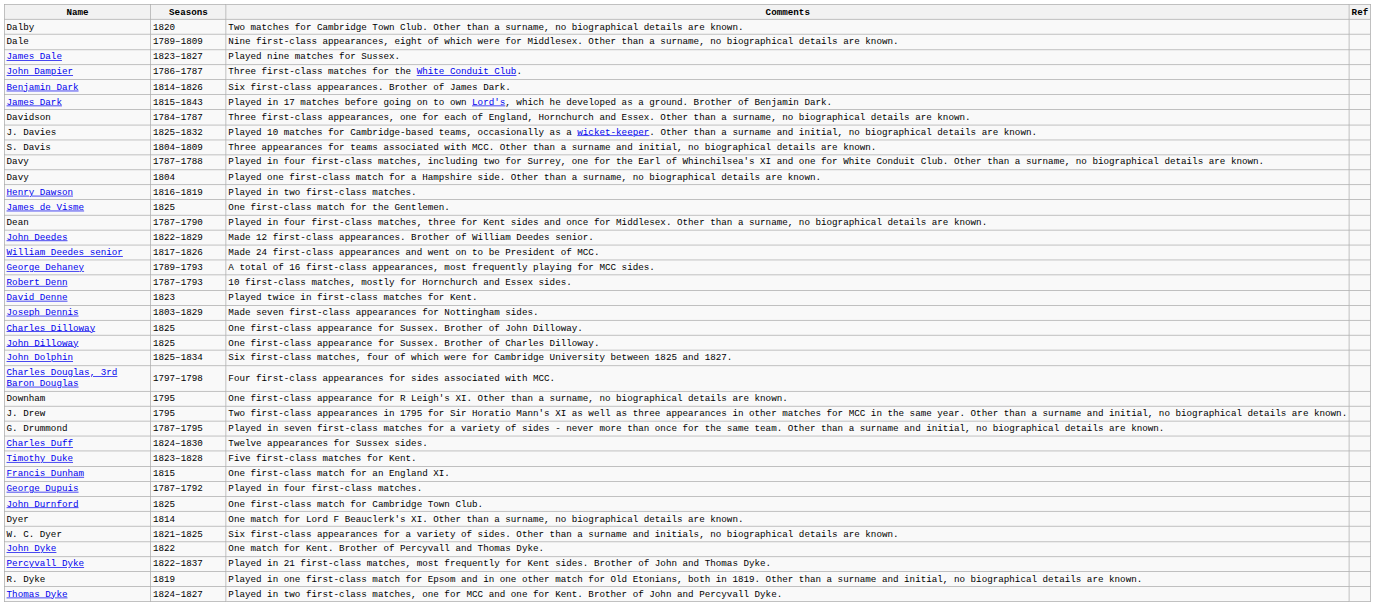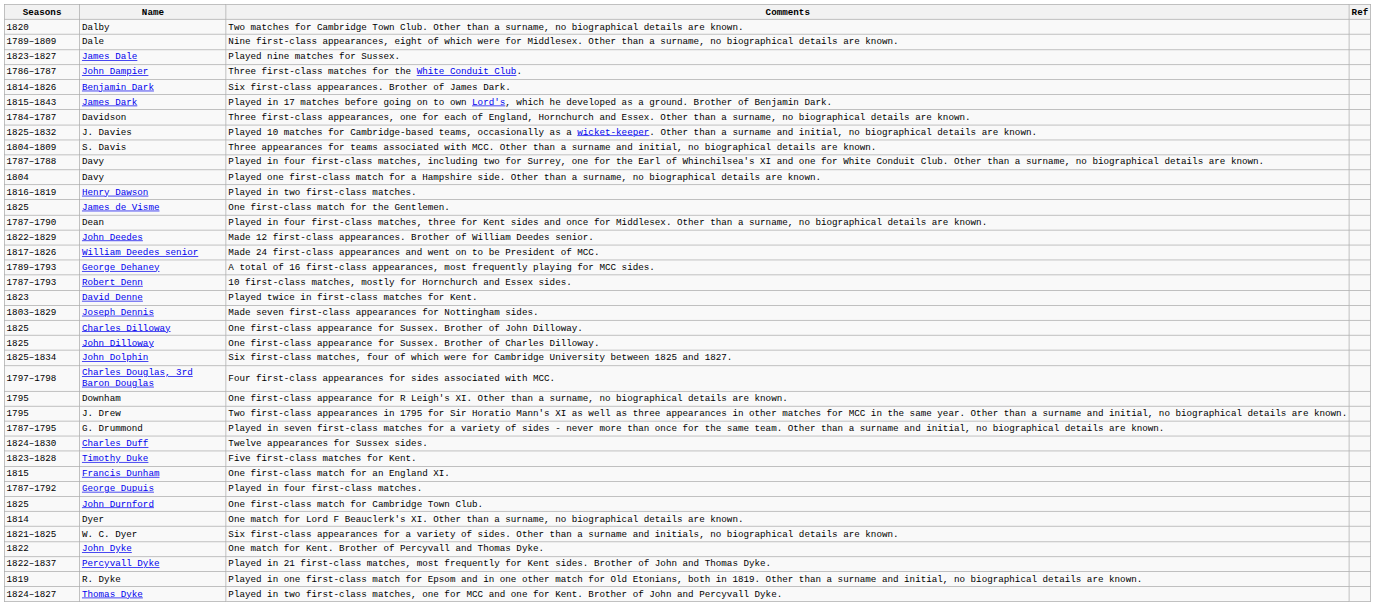columns swapped: (78, 12) <-> (188, 12)
